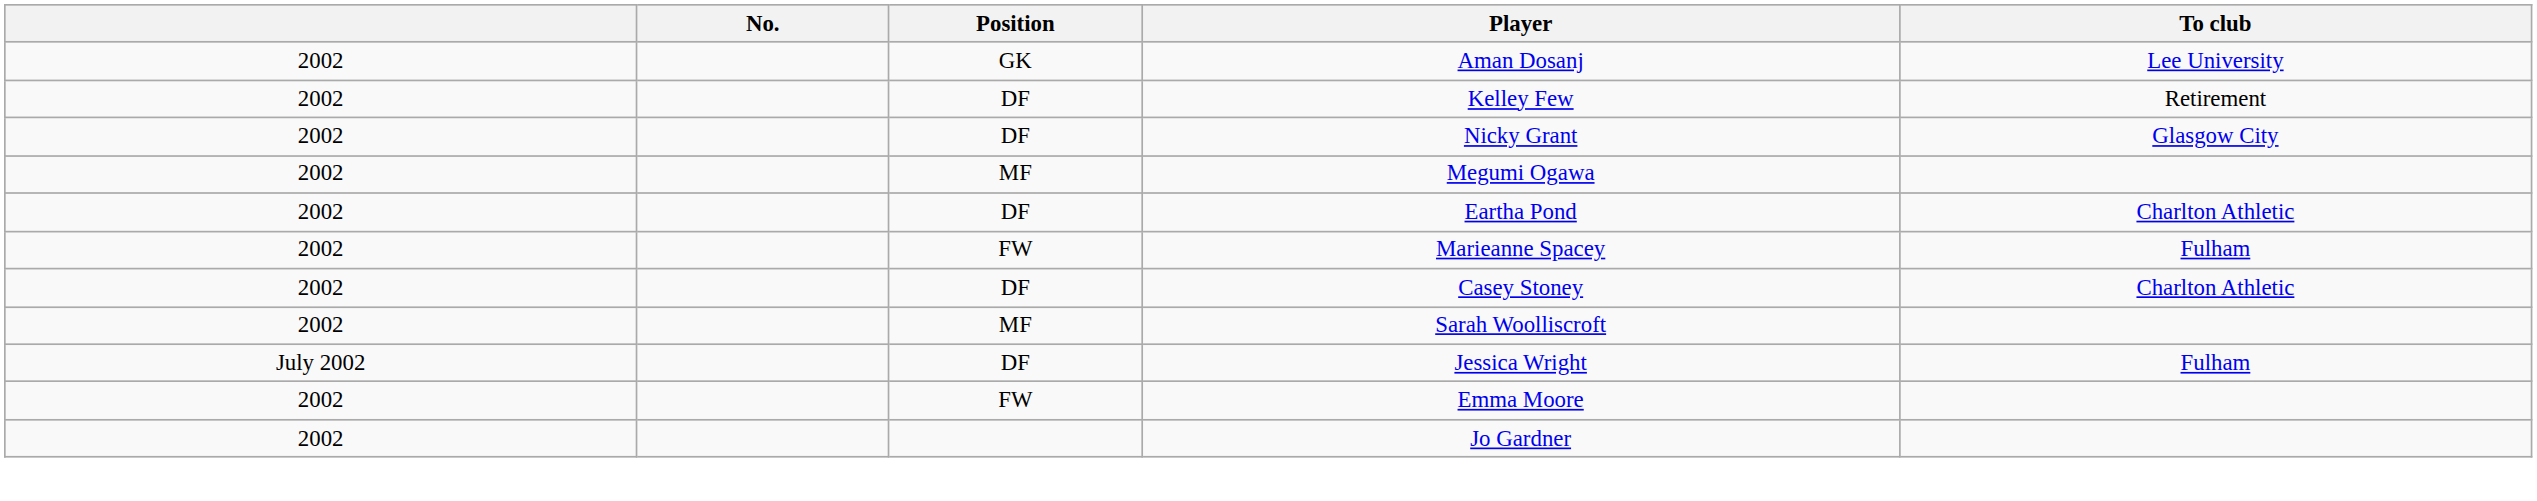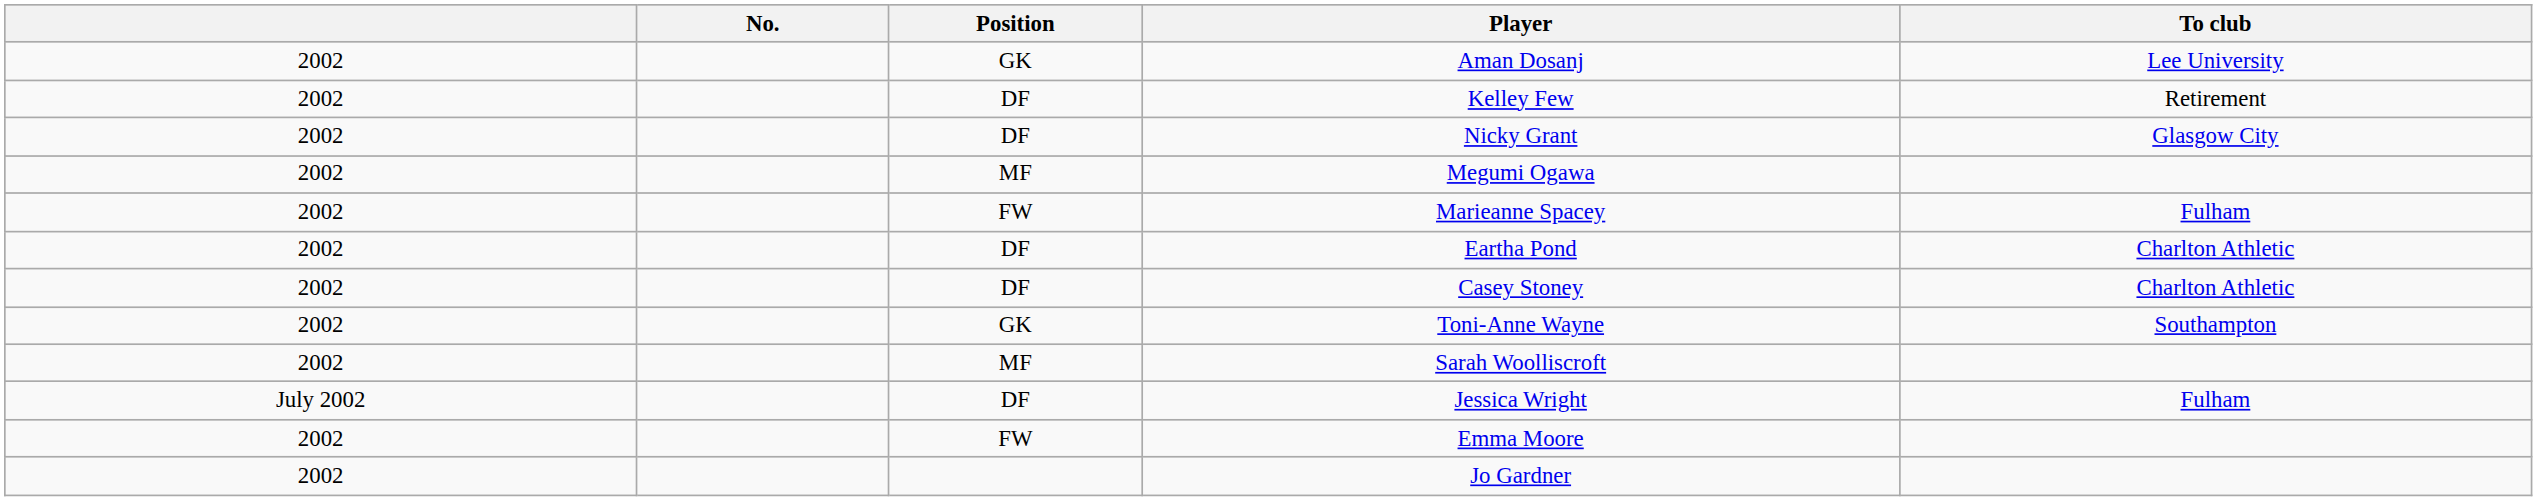rows swapped: (1521, 211) <-> (1521, 249)
+ row: (1521, 324)
